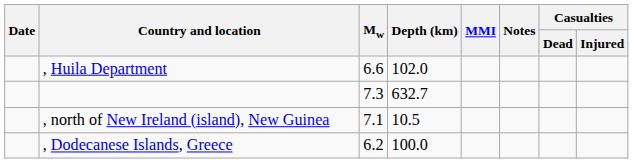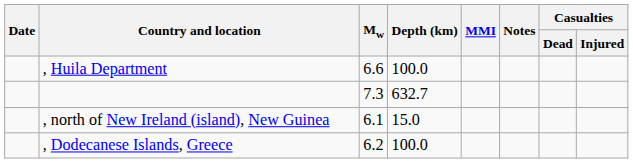(410, 68) 102.0 -> (410, 68) 100.0
(373, 119) 7.1 -> (373, 119) 6.1
(406, 119) 10.5 -> (406, 119) 15.0
